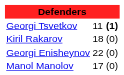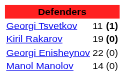(98, 39) 18 -> (98, 39) 19
(112, 39) normal -> (112, 39) bold
(98, 66) 17 -> (98, 66) 14
